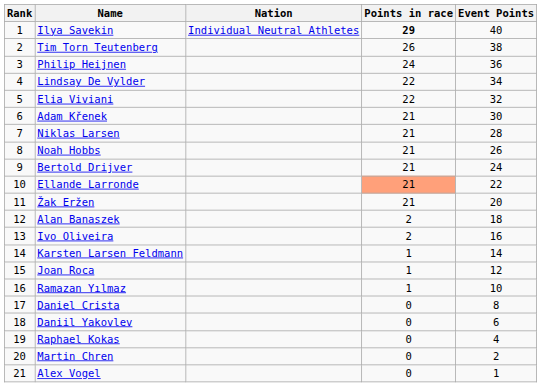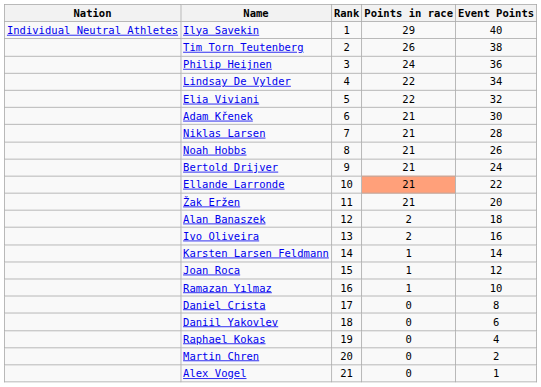columns swapped: (20, 13) <-> (274, 13)
(409, 30) bold -> (409, 30) normal
